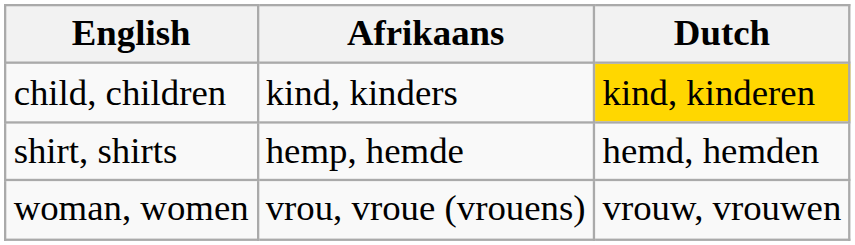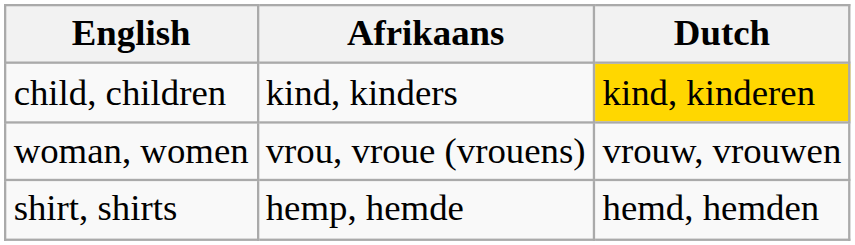rows swapped: (131, 208) <-> (95, 150)
